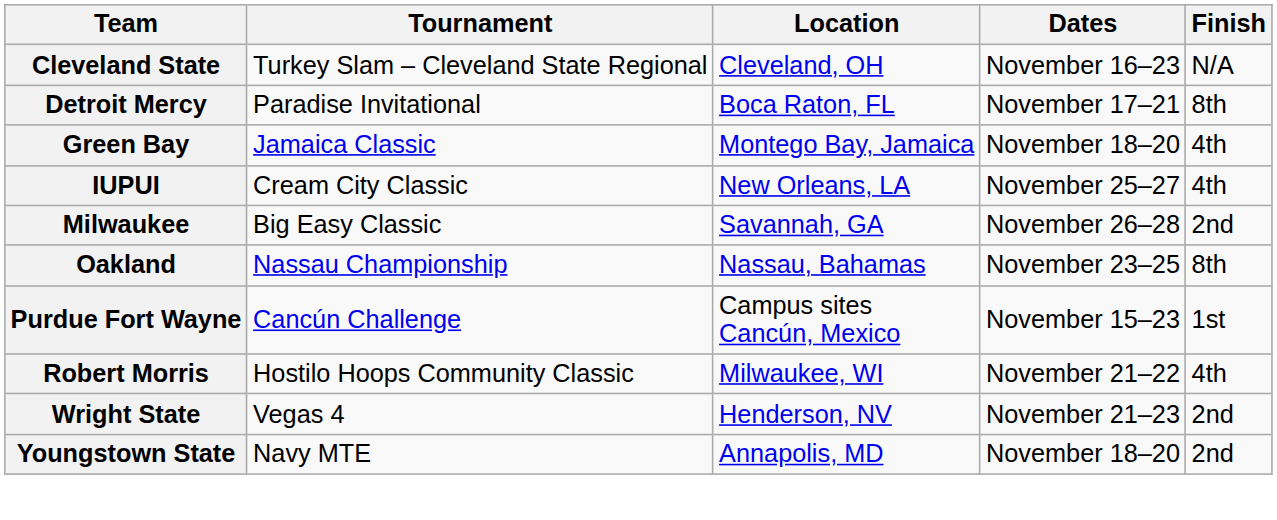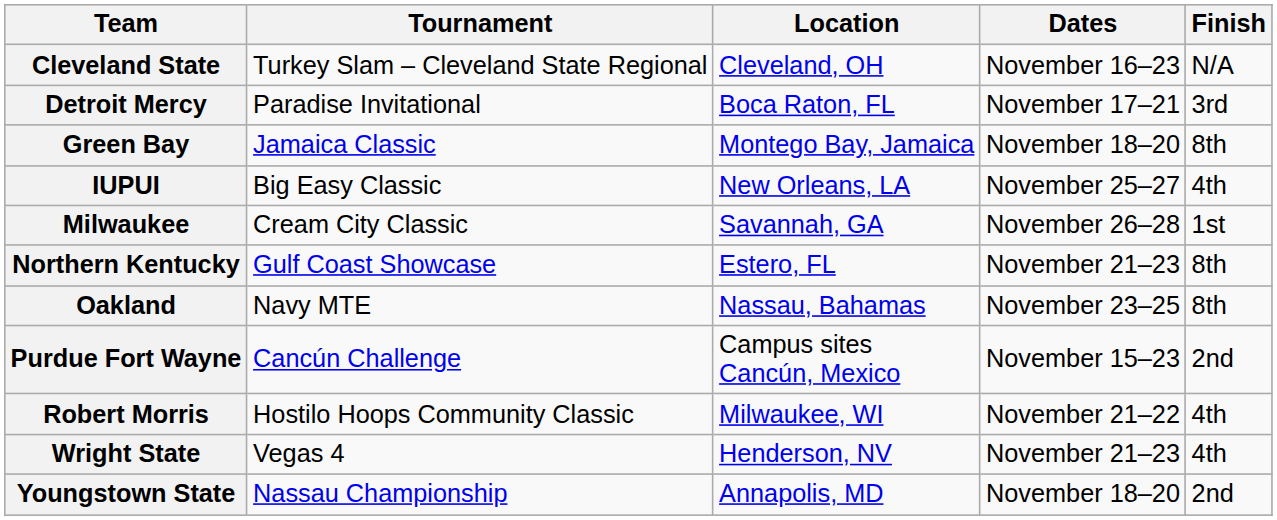(1209, 104) 8th -> (1210, 104) 3rd
(1209, 144) 4th -> (1209, 144) 8th
(361, 184) Cream City Classic -> (347, 184) Big Easy Classic
(347, 225) Big Easy Classic -> (361, 225) Cream City Classic
(1213, 225) 2nd -> (1208, 225) 1st
+ row: (126, 265)
(380, 265) Nassau Championship -> (312, 305) Navy MTE
(1208, 319) 1st -> (1213, 359) 2nd
(1213, 413) 2nd -> (1209, 453) 4th
(312, 453) Navy MTE -> (380, 494) Nassau Championship
